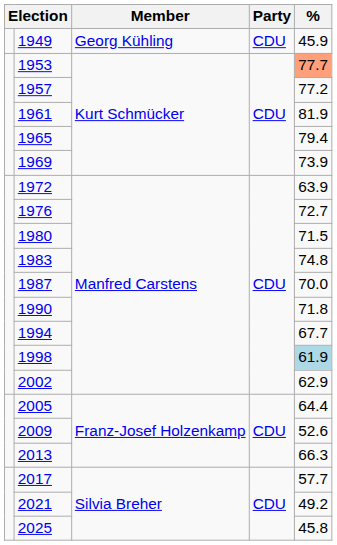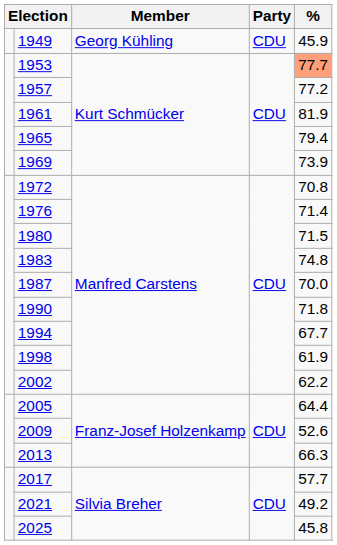(313, 187) 63.9 -> (313, 187) 70.8
(313, 211) 72.7 -> (313, 211) 71.4
(313, 357) lightblue background -> (313, 357) no background
(313, 382) 62.9 -> (313, 382) 62.2
